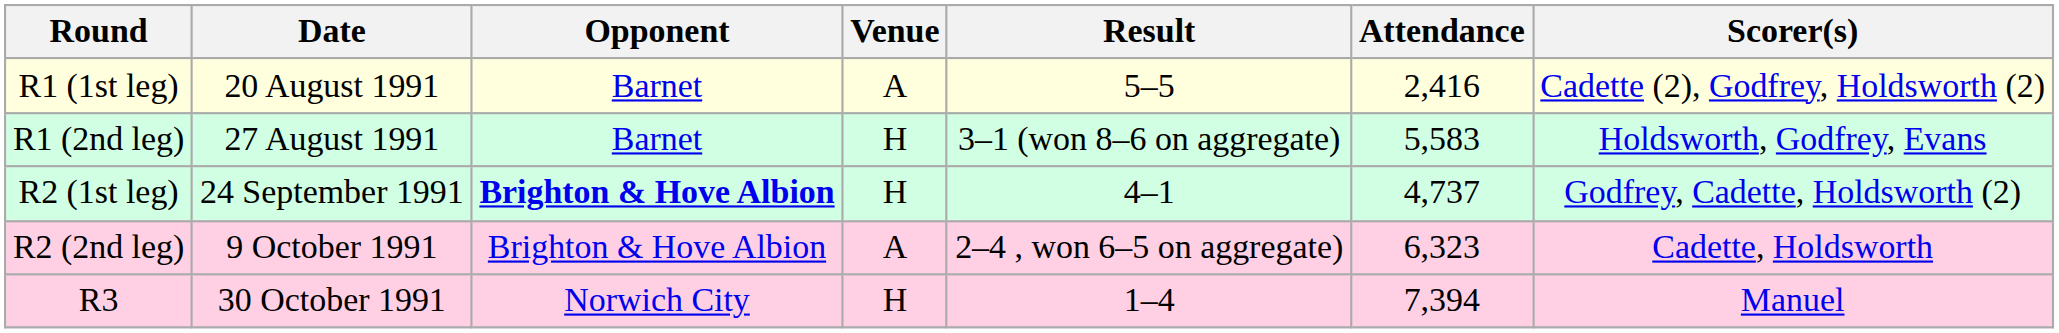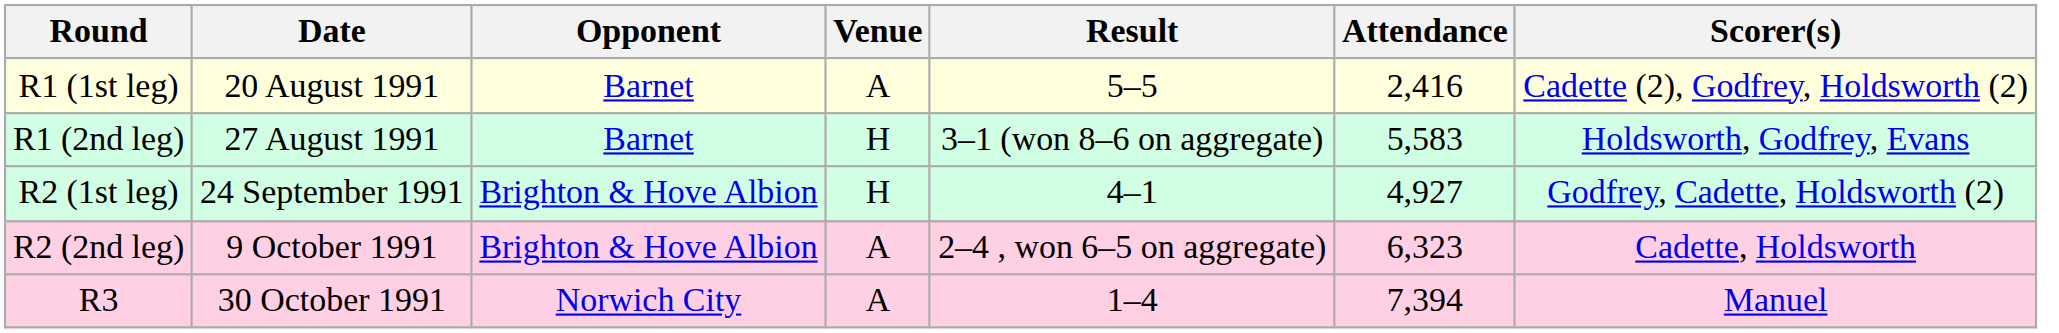(657, 192) bold -> (649, 192) normal
(1442, 192) 4,737 -> (1425, 192) 4,927
(895, 300) H -> (878, 300) A
